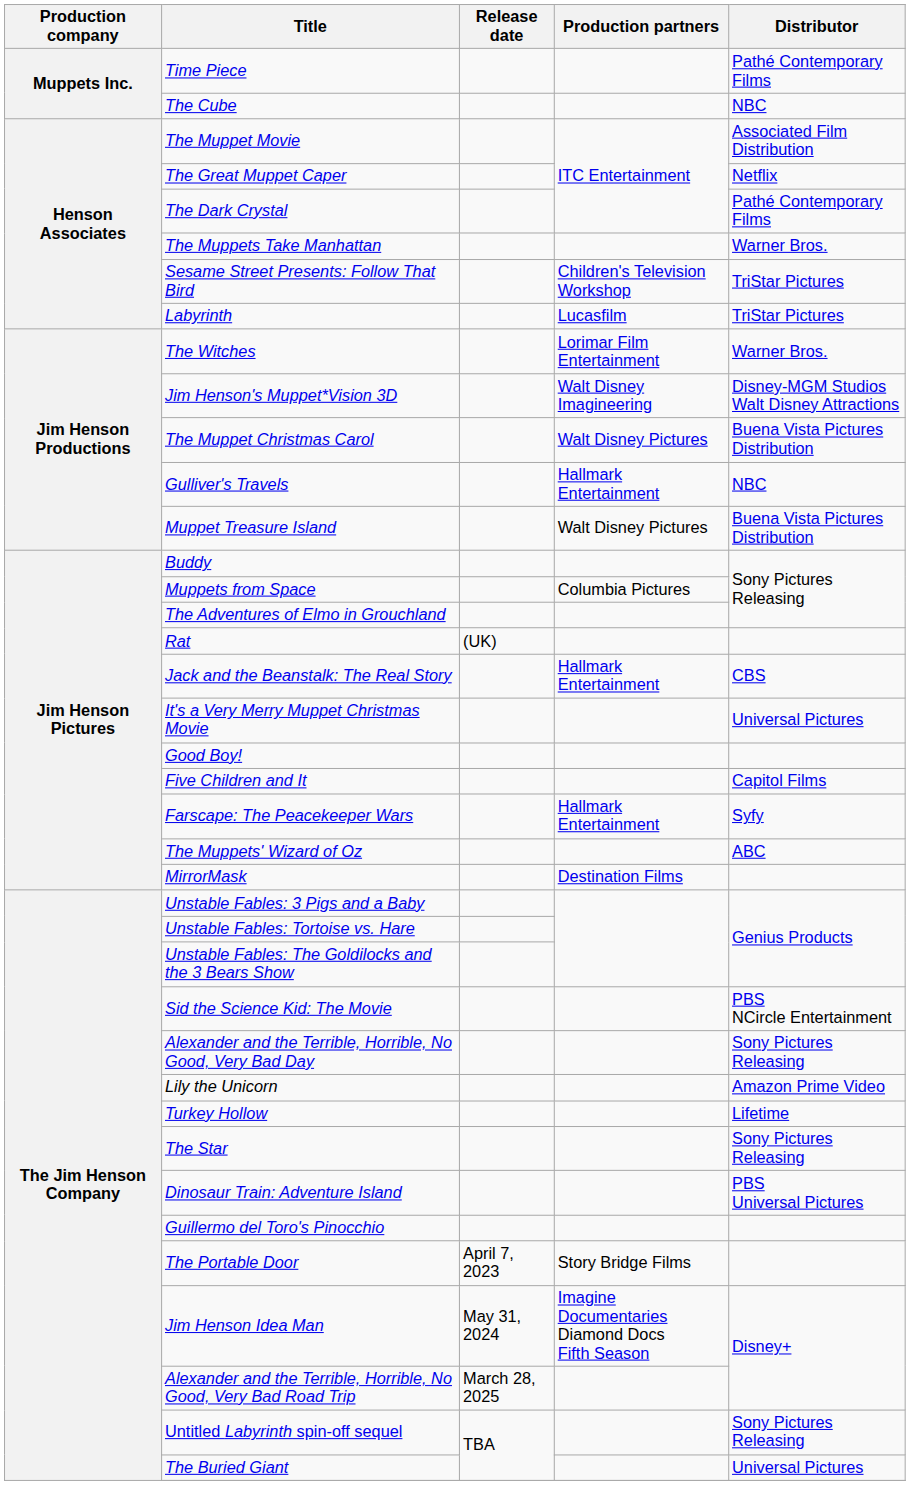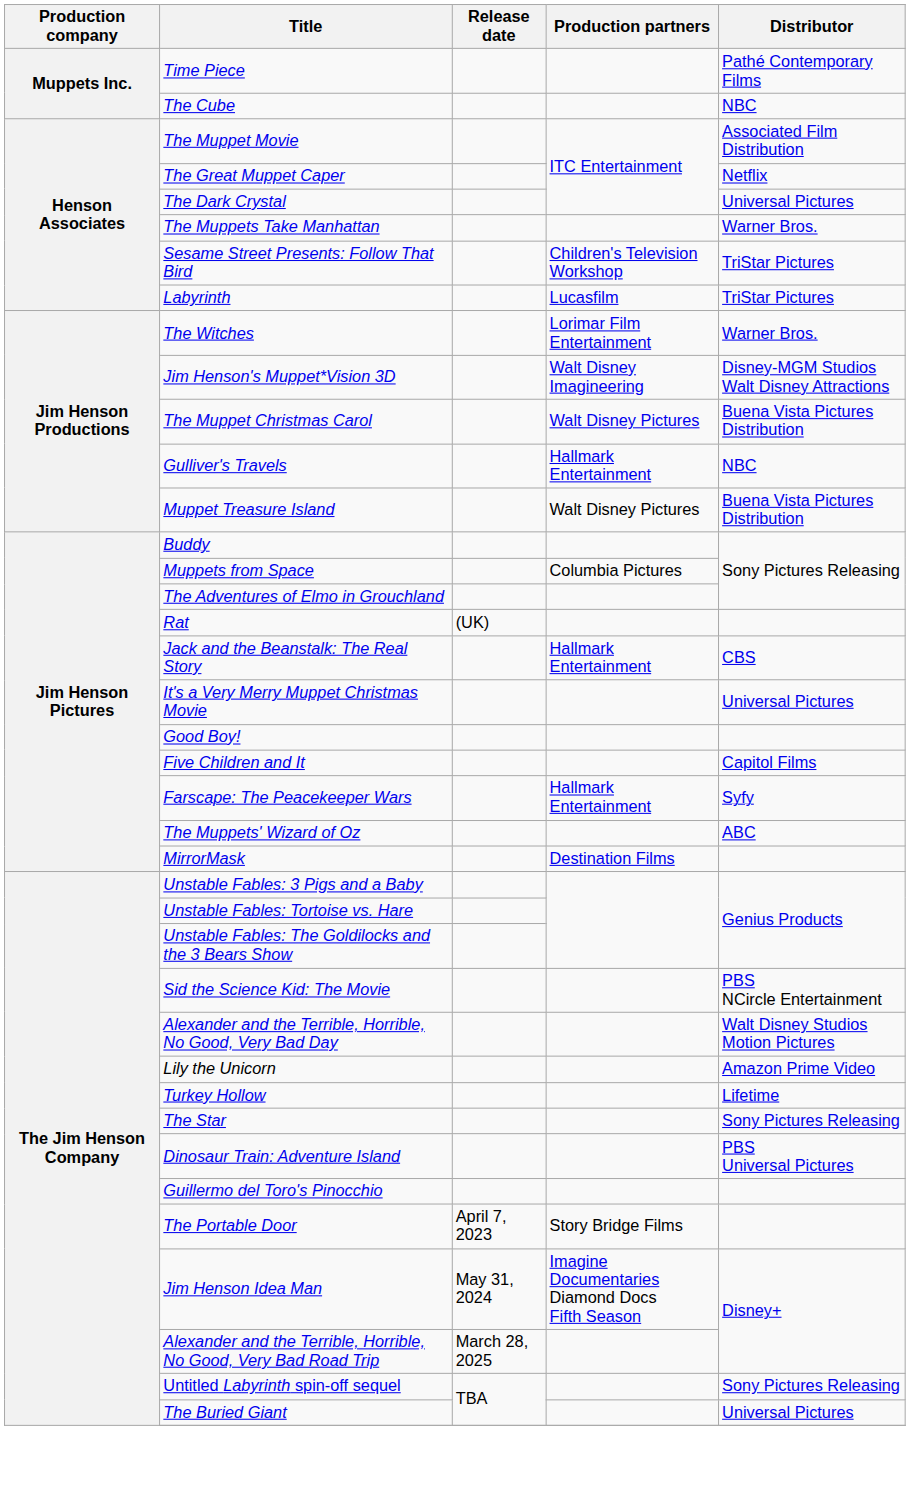(807, 211) Pathé Contemporary Films -> (788, 201) Universal Pictures
(782, 1052) Sony Pictures Releasing -> (795, 1034) Walt Disney Studios Motion Pictures
